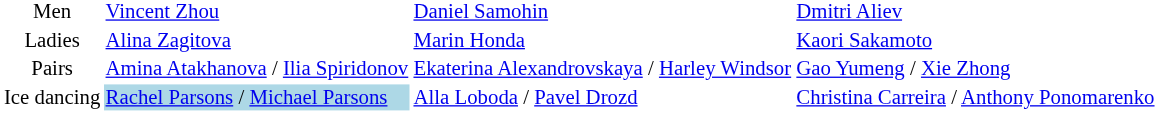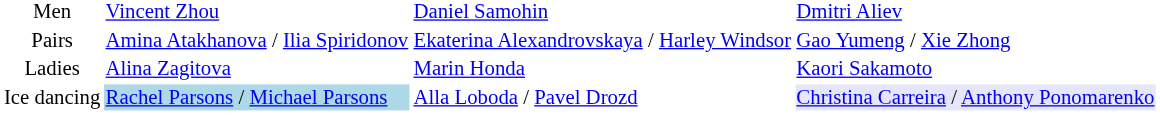rows swapped: (52, 40) <-> (52, 68)
(975, 97) no background -> (975, 97) lavender background
